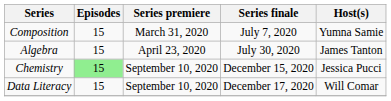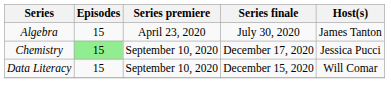- row: (39, 31)
(269, 68) December 15, 2020 -> (269, 50) December 17, 2020
(269, 86) December 17, 2020 -> (269, 68) December 15, 2020
